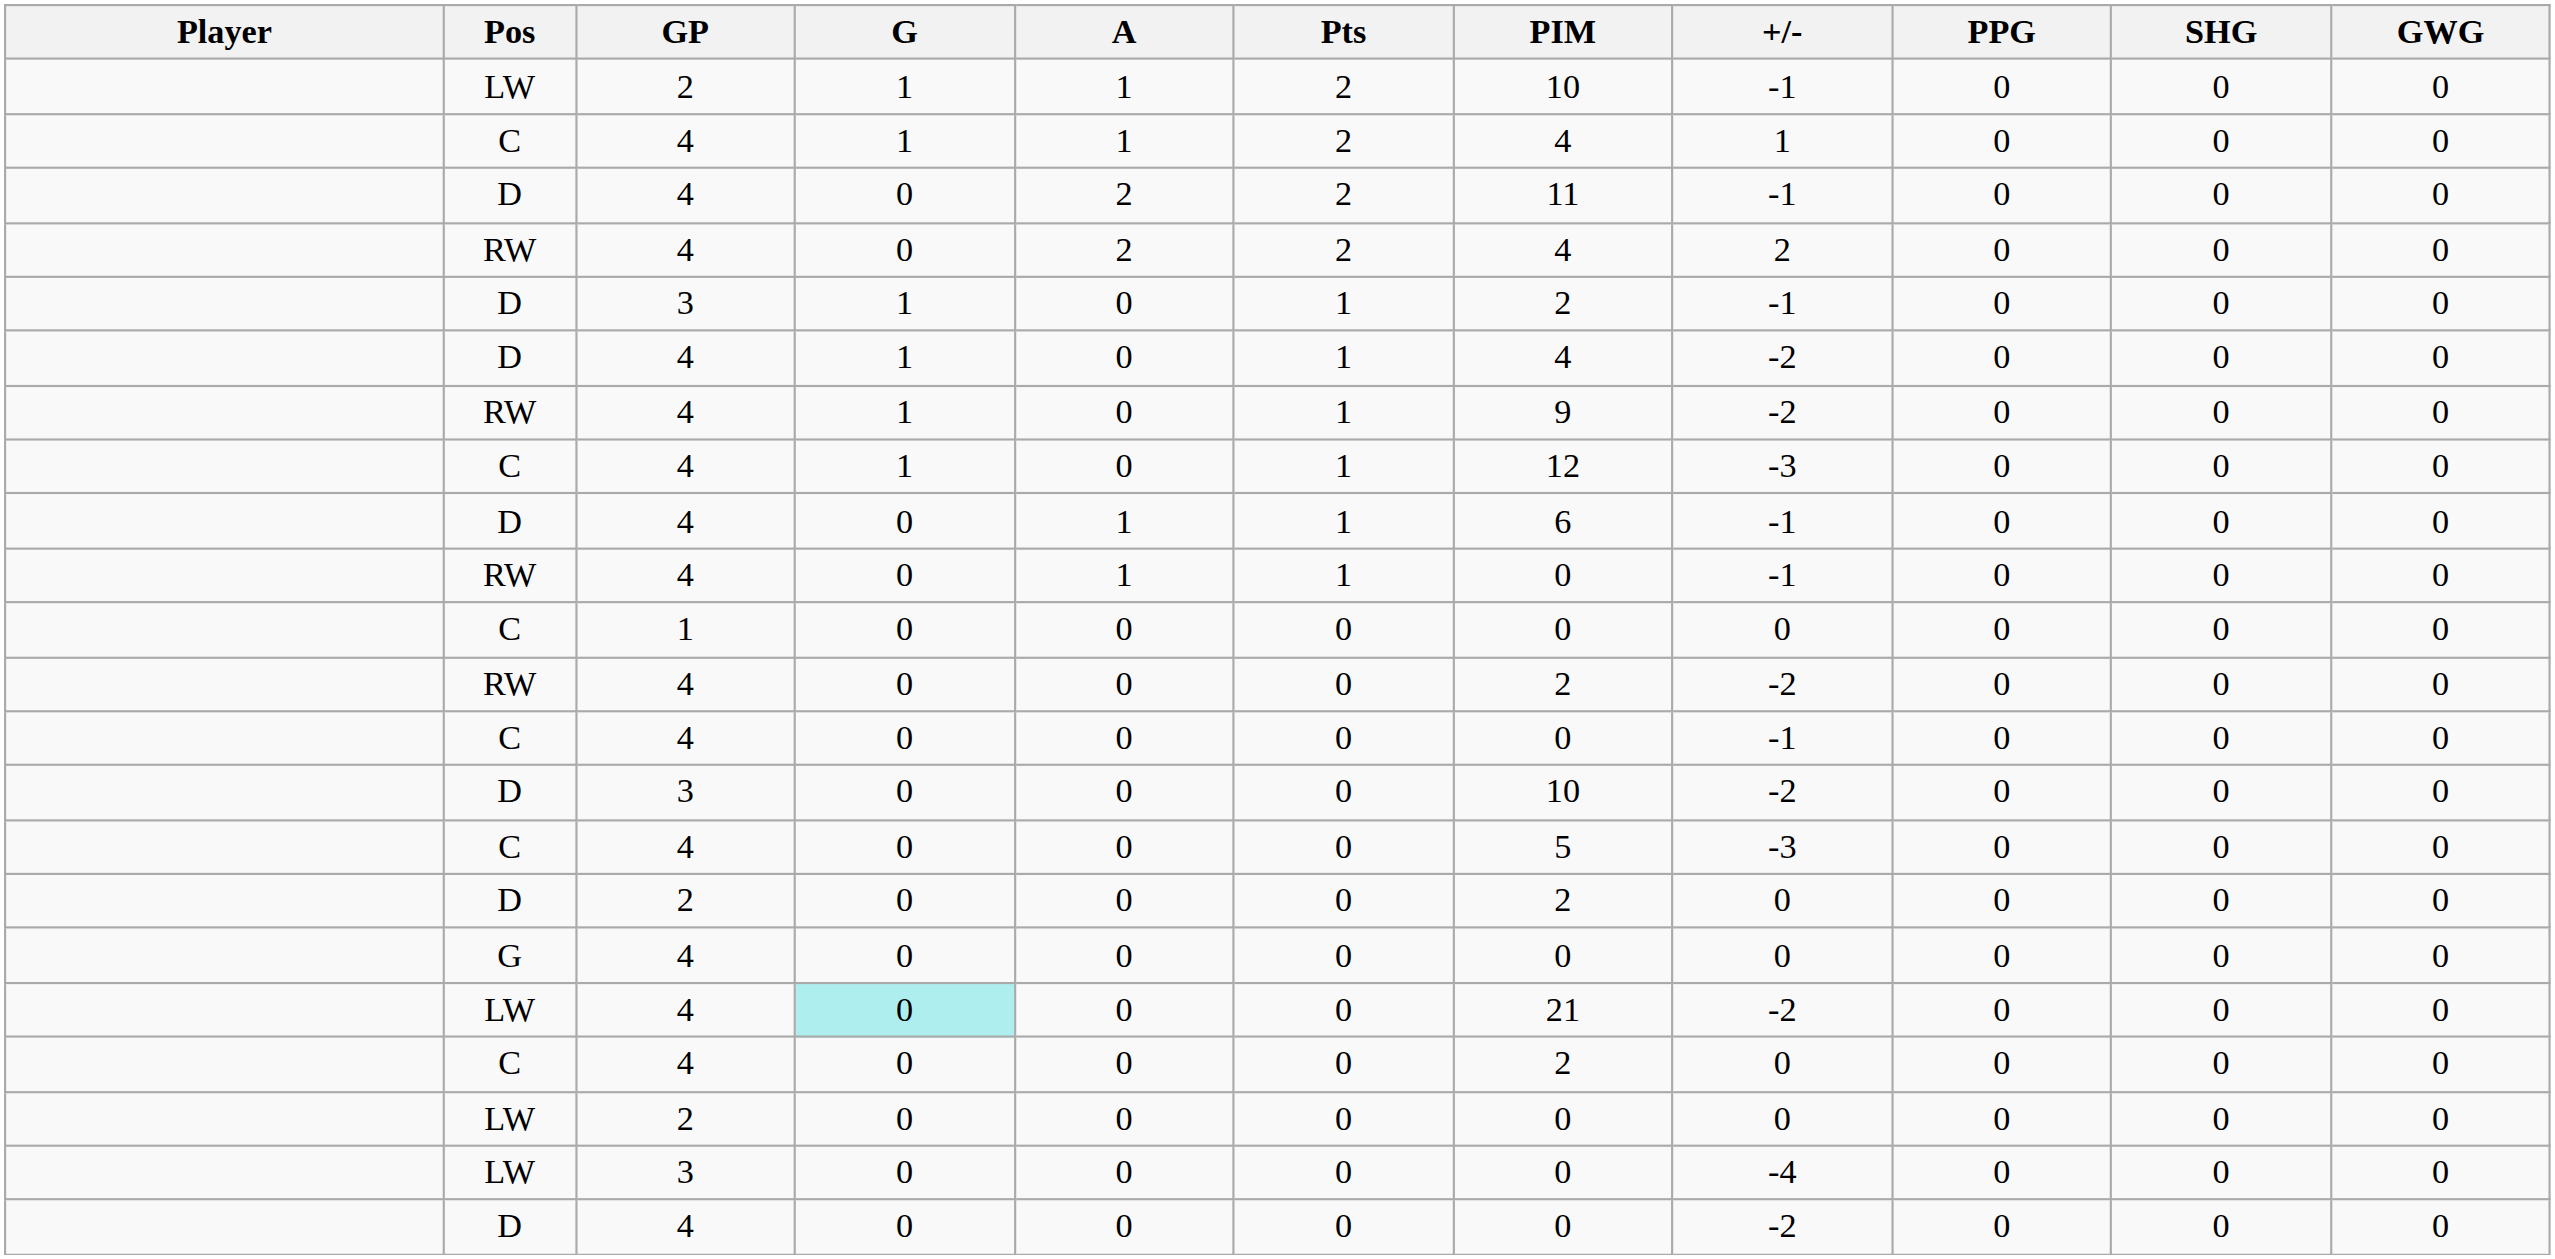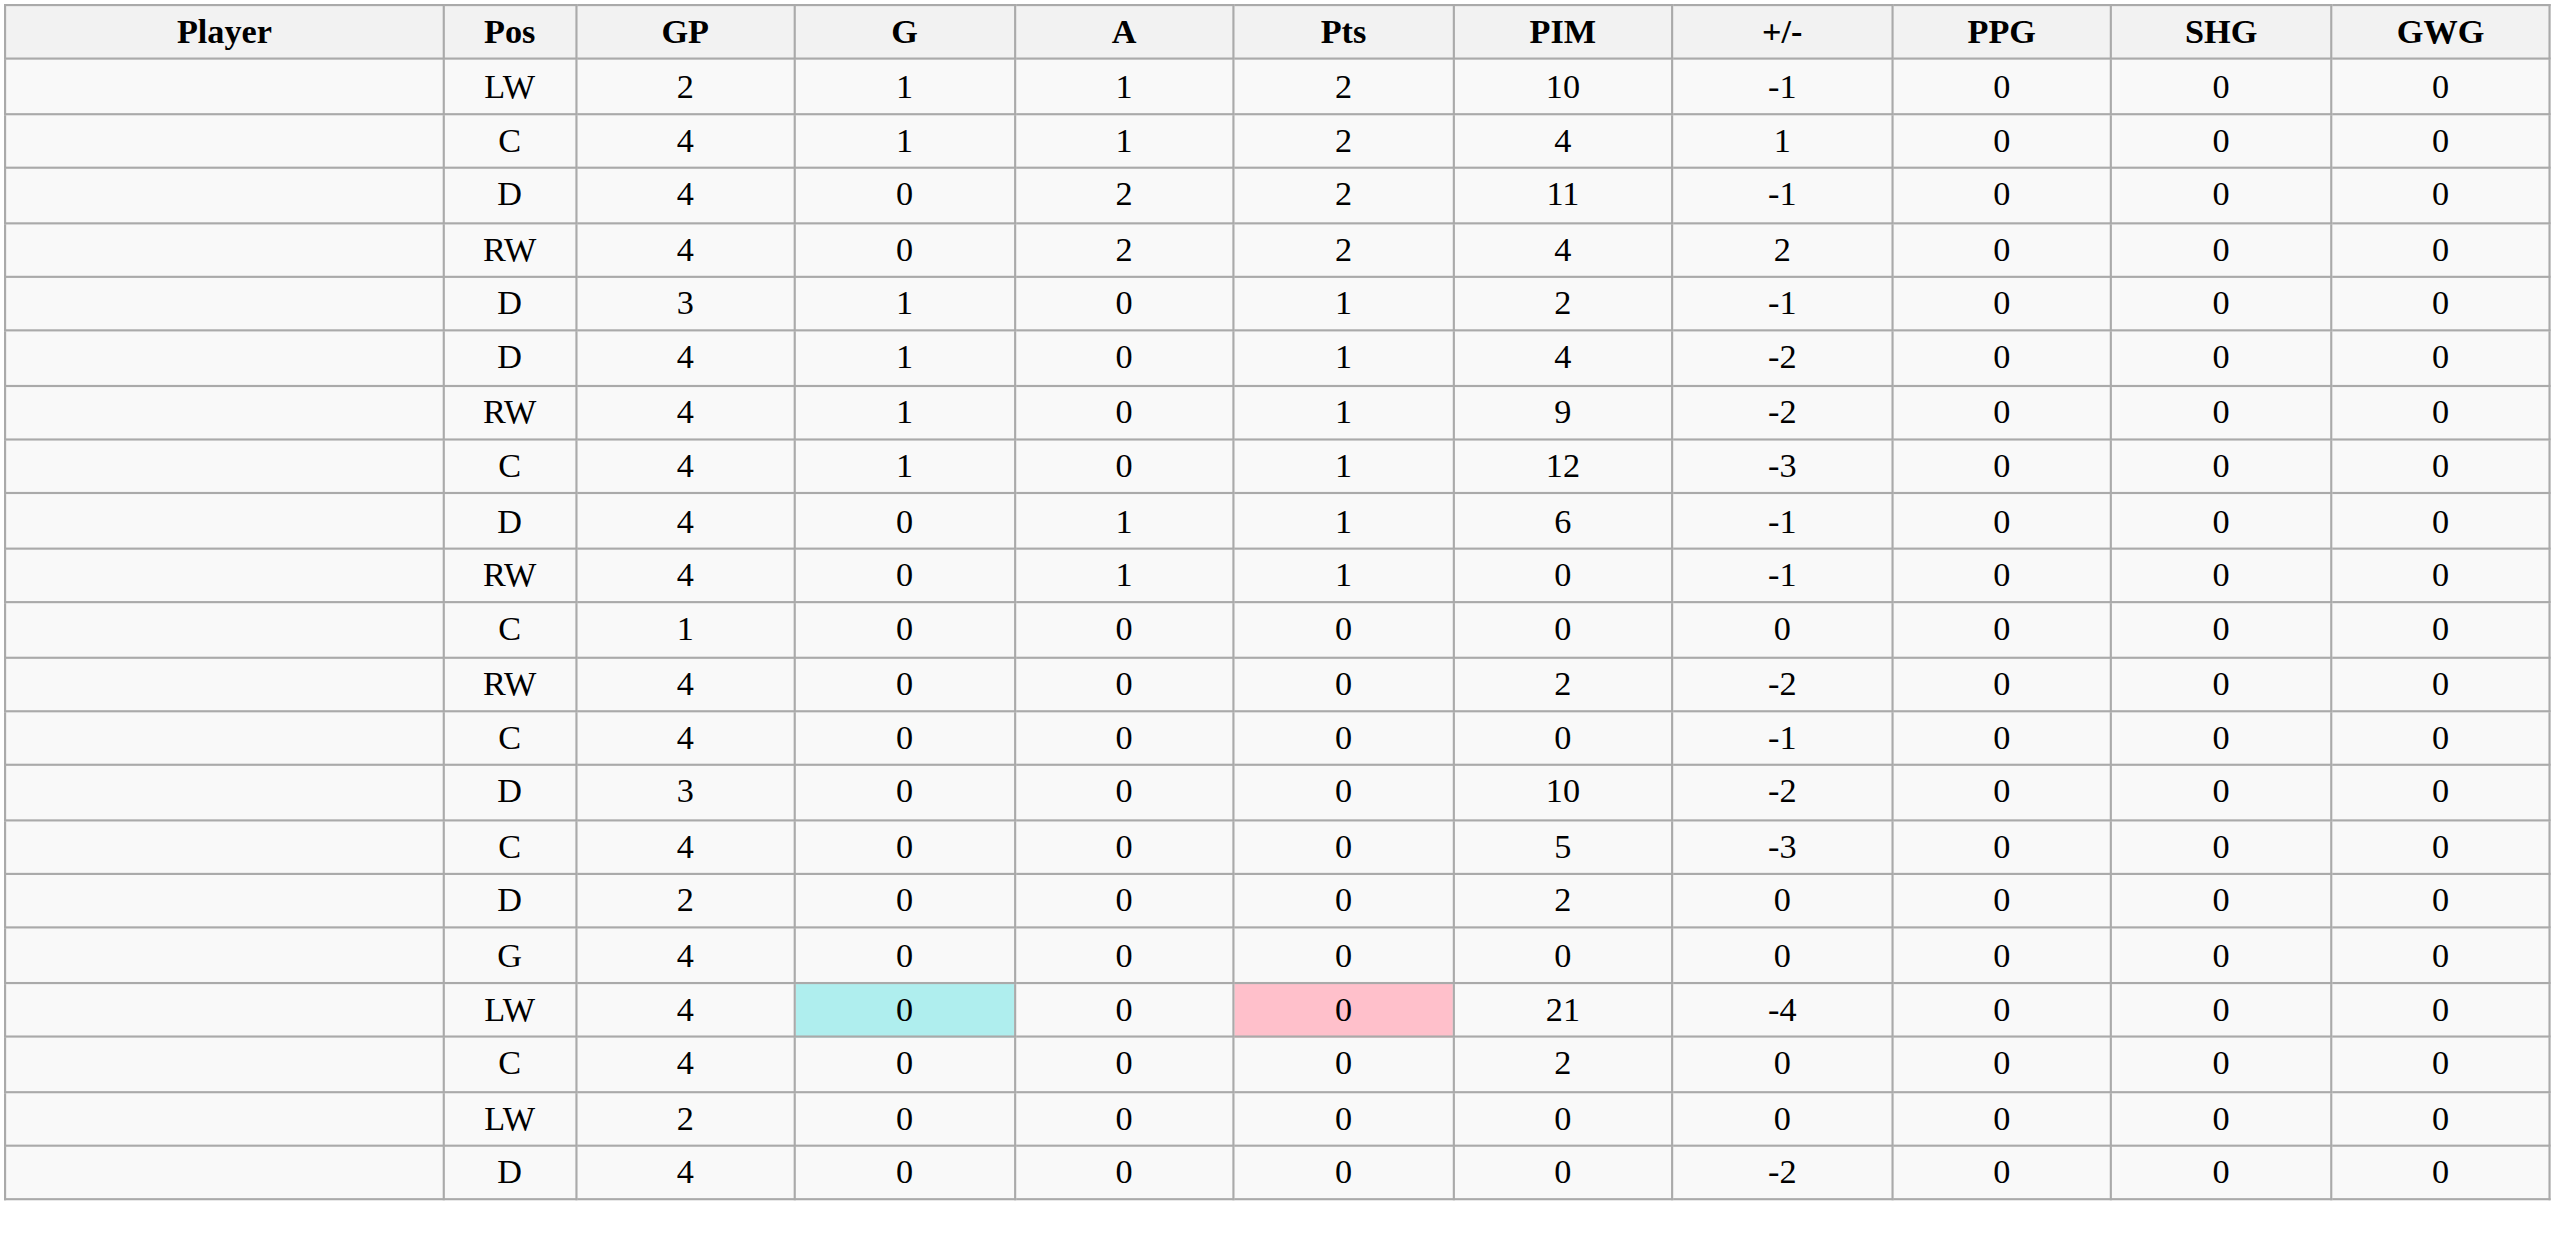(1343, 1009) no background -> (1343, 1009) pink background
(1782, 1009) -2 -> (1782, 1009) -4
- row: (510, 1172)
